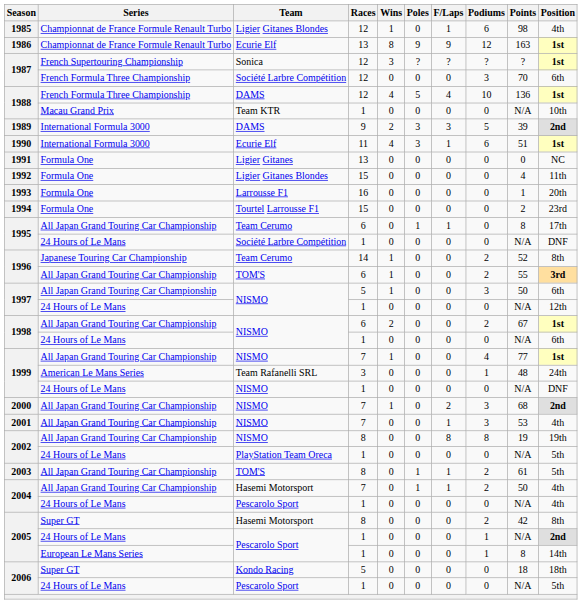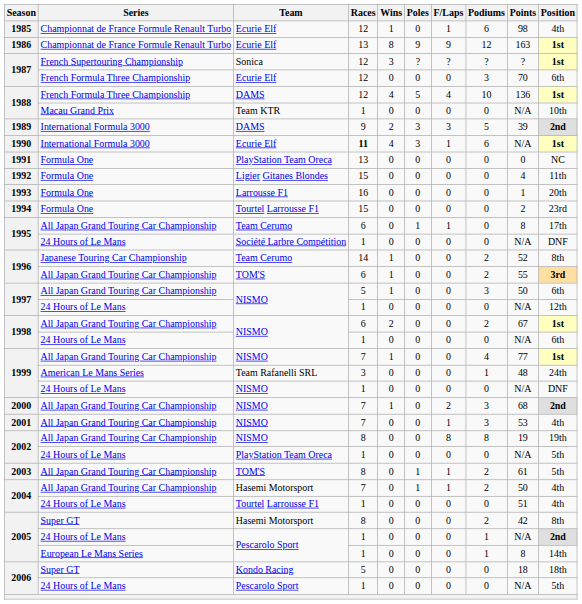(282, 29) Ligier Gitanes Blondes -> (256, 29) Ecurie Elf
(291, 78) Société Larbre Compétition -> (256, 78) Ecurie Elf
(363, 144) normal -> (363, 144) bold
(523, 144) 51 -> (523, 144) N/A
(264, 160) Ligier Gitanes -> (284, 160) PlayStation Team Oreca
(267, 504) Pescarolo Sport -> (277, 504) Tourtel Larrousse F1
(523, 504) N/A -> (523, 504) 51
